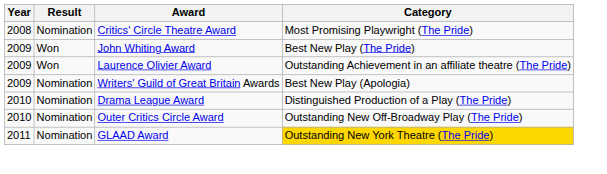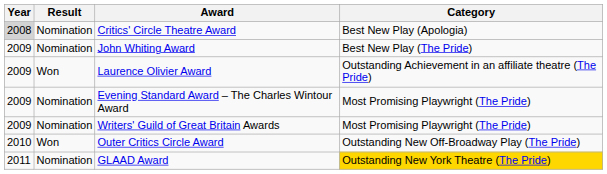(19, 30) no background -> (19, 30) lightgrey background
(379, 30) Most Promising Playwright (The Pride) -> (405, 30) Best New Play (Apologia)
(48, 48) Won -> (64, 48) Nomination
+ row: (215, 101)
(347, 83) Best New Play (Apologia) -> (436, 125) Most Promising Playwright (The Pride)
- row: (151, 100)
(64, 118) Nomination -> (48, 143) Won
